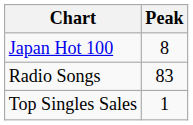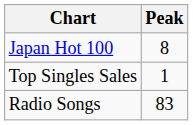rows swapped: (55, 76) <-> (73, 104)
